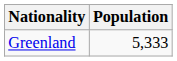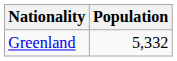(150, 42) 5,333 -> (150, 42) 5,332
